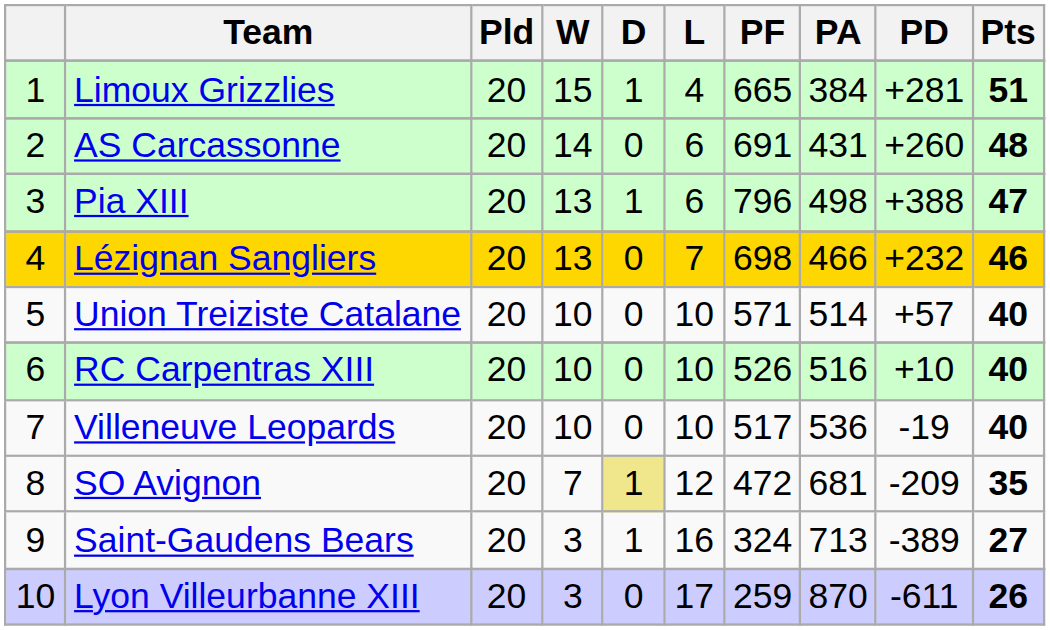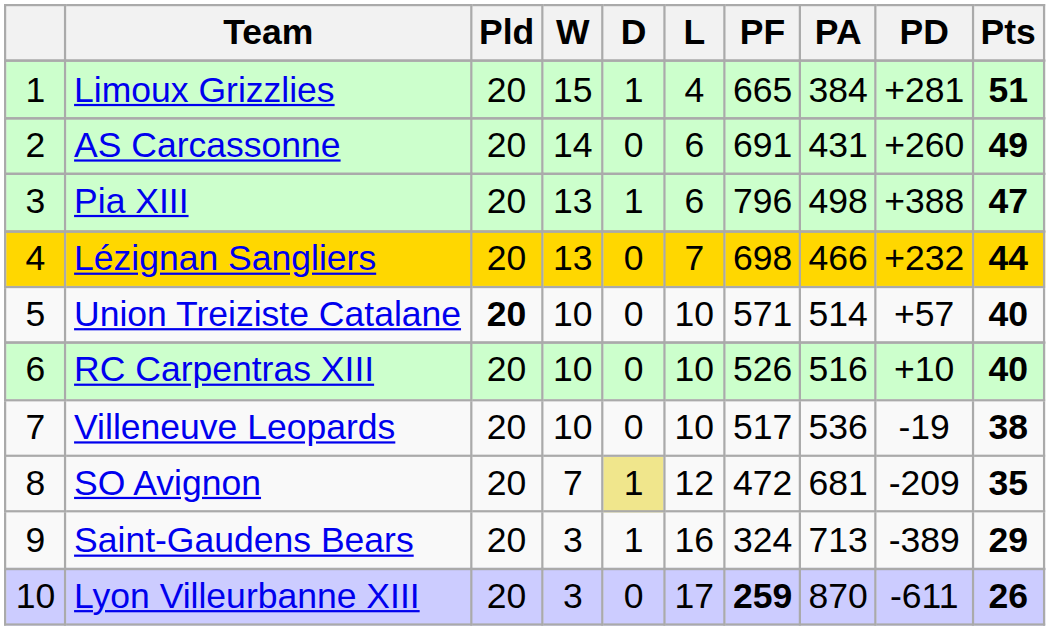(1008, 145) 48 -> (1008, 145) 49
(1008, 257) 46 -> (1008, 257) 44
(507, 314) normal -> (507, 314) bold
(1008, 426) 40 -> (1008, 426) 38
(1008, 539) 27 -> (1008, 539) 29
(763, 595) normal -> (763, 595) bold
